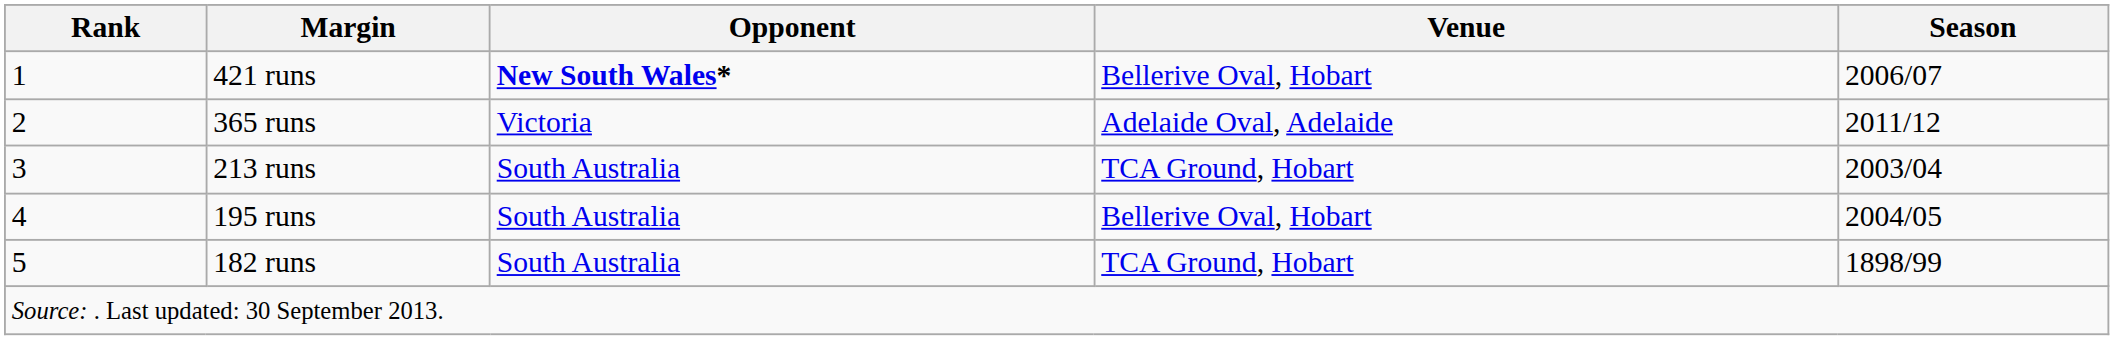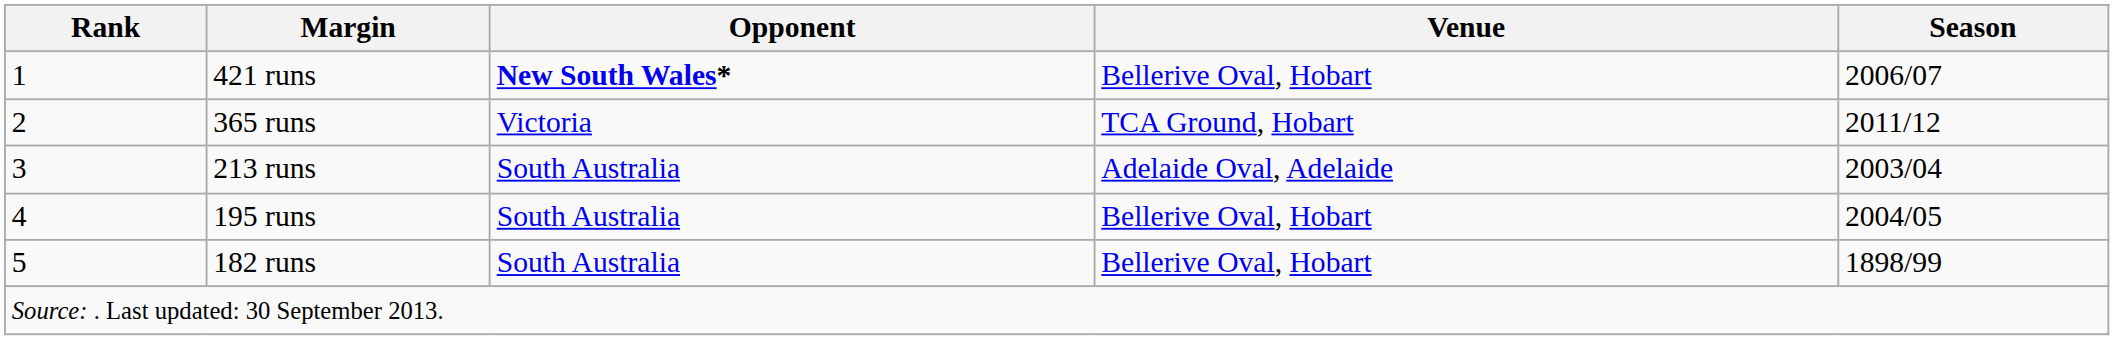(1247, 121) Adelaide Oval, Adelaide -> (1227, 121) TCA Ground, Hobart
(1227, 168) TCA Ground, Hobart -> (1247, 168) Adelaide Oval, Adelaide
(1227, 262) TCA Ground, Hobart -> (1236, 262) Bellerive Oval, Hobart
